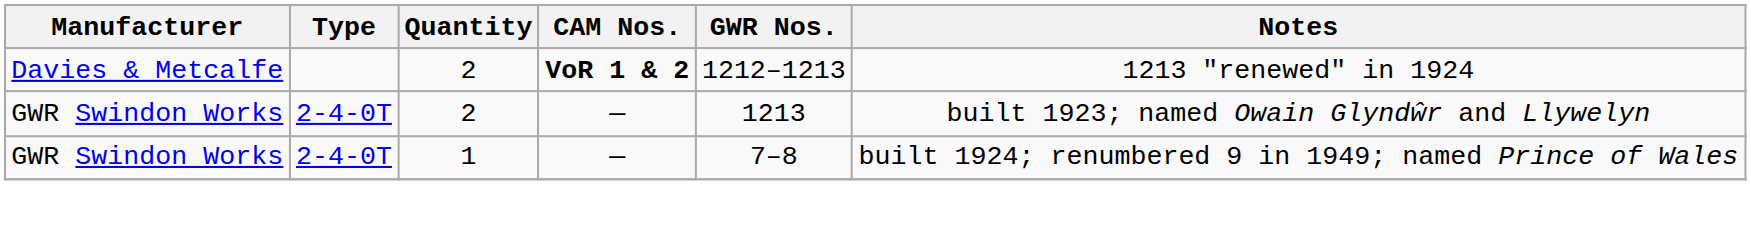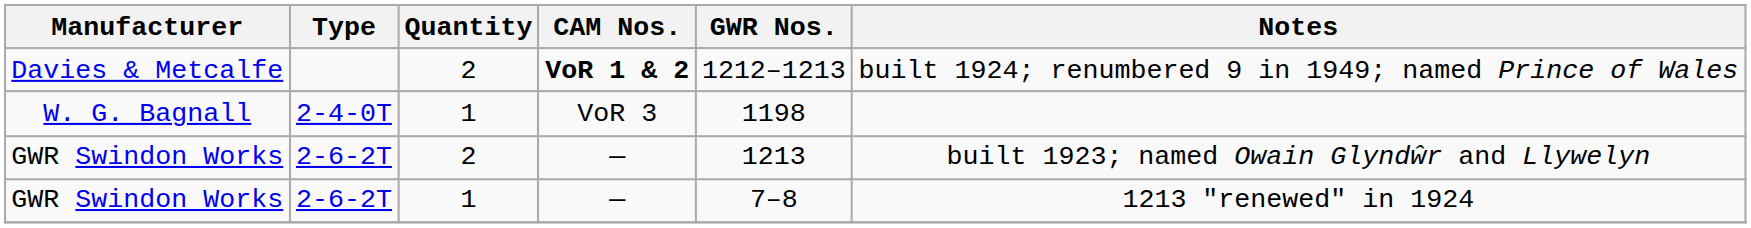(1298, 70) 1213 "renewed" in 1924 -> (1298, 70) built 1924; renumbered 9 in 1949; named Prince of Wales
+ row: (147, 114)
(344, 114) 2-4-0T -> (344, 157) 2-6-2T
(344, 157) 2-4-0T -> (344, 200) 2-6-2T
(1298, 157) built 1924; renumbered 9 in 1949; named Prince of Wales -> (1298, 200) 1213 "renewed" in 1924
